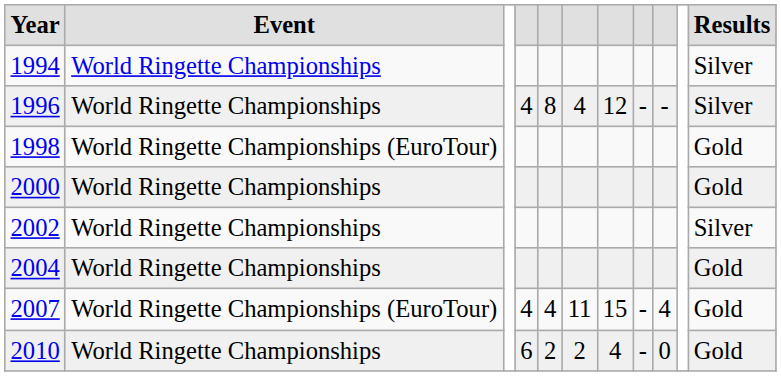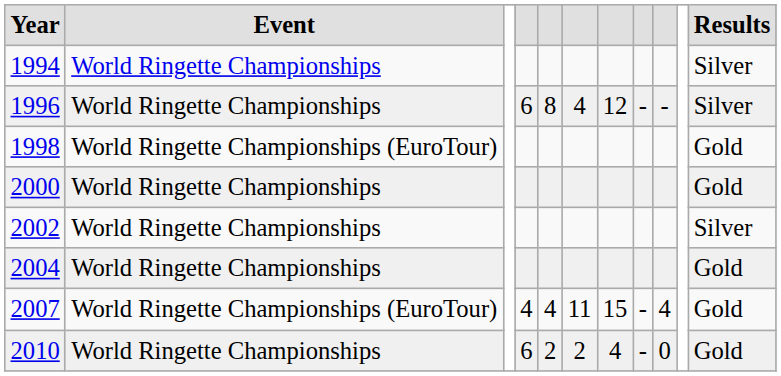(526, 106) 4 -> (526, 106) 6
